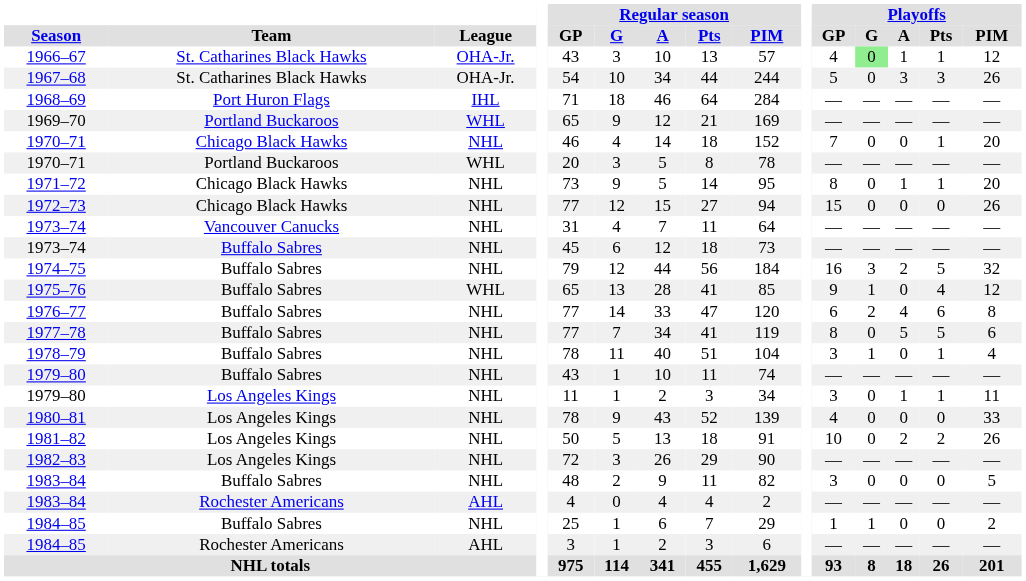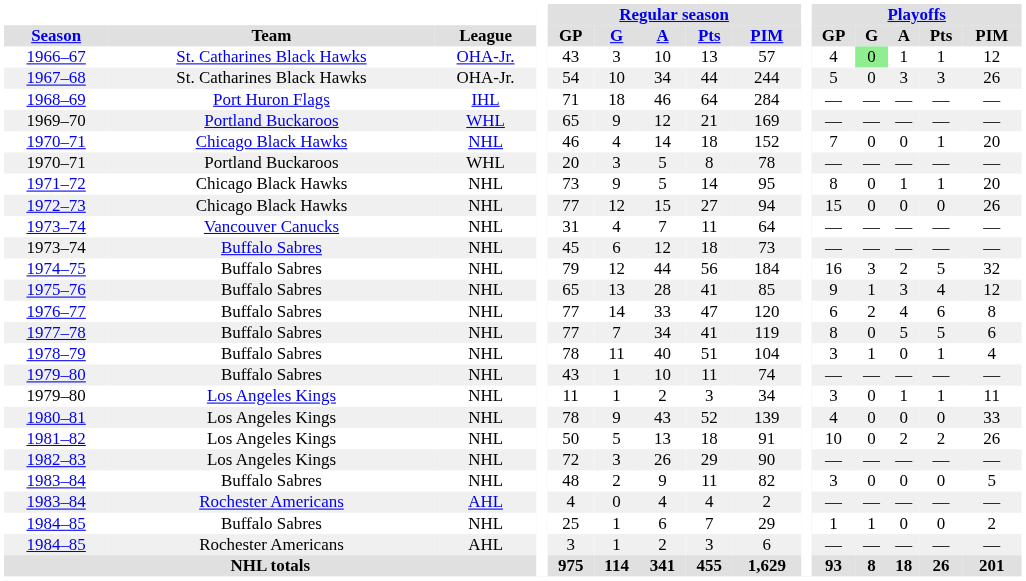(486, 290) WHL -> (486, 290) NHL
(904, 290) 0 -> (904, 290) 3
